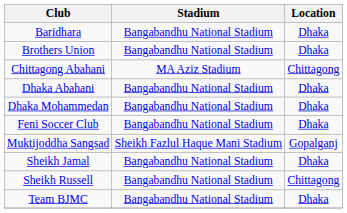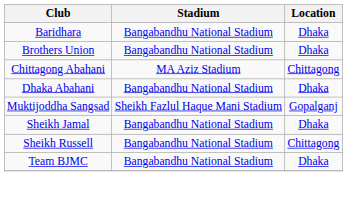- row: (58, 106)
- row: (58, 124)
